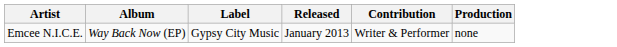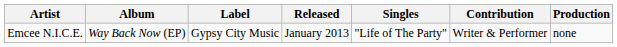+ column: (401, 14)
